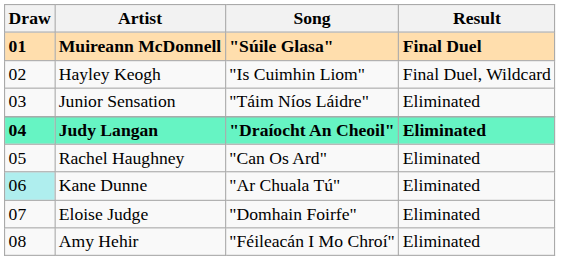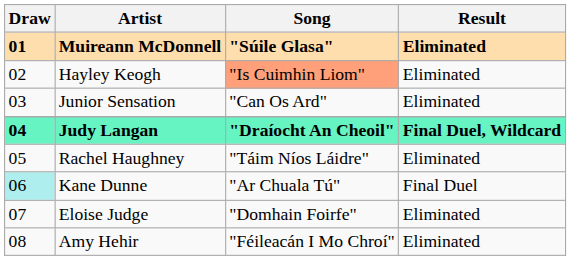(442, 46) Final Duel -> (444, 46) Eliminated
(297, 74) no background -> (297, 74) lightsalmon background
(477, 74) Final Duel, Wildcard -> (441, 74) Eliminated
(299, 102) "Táim Níos Láidre" -> (278, 102) "Can Os Ard"
(444, 130) Eliminated -> (482, 130) Final Duel, Wildcard
(278, 158) "Can Os Ard" -> (299, 158) "Táim Níos Láidre"
(441, 185) Eliminated -> (440, 185) Final Duel
